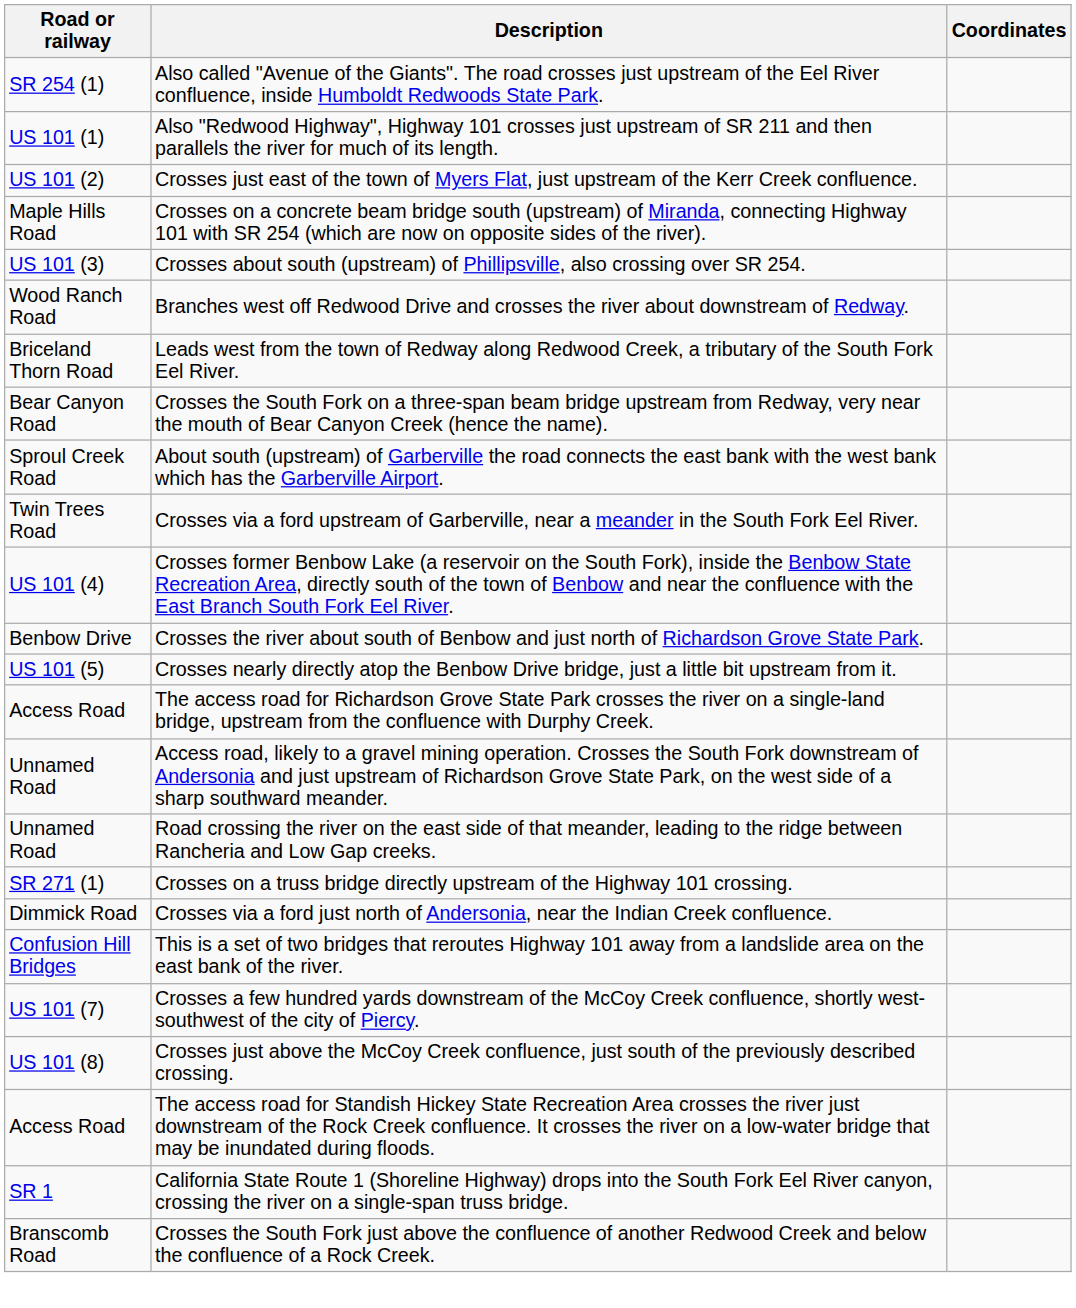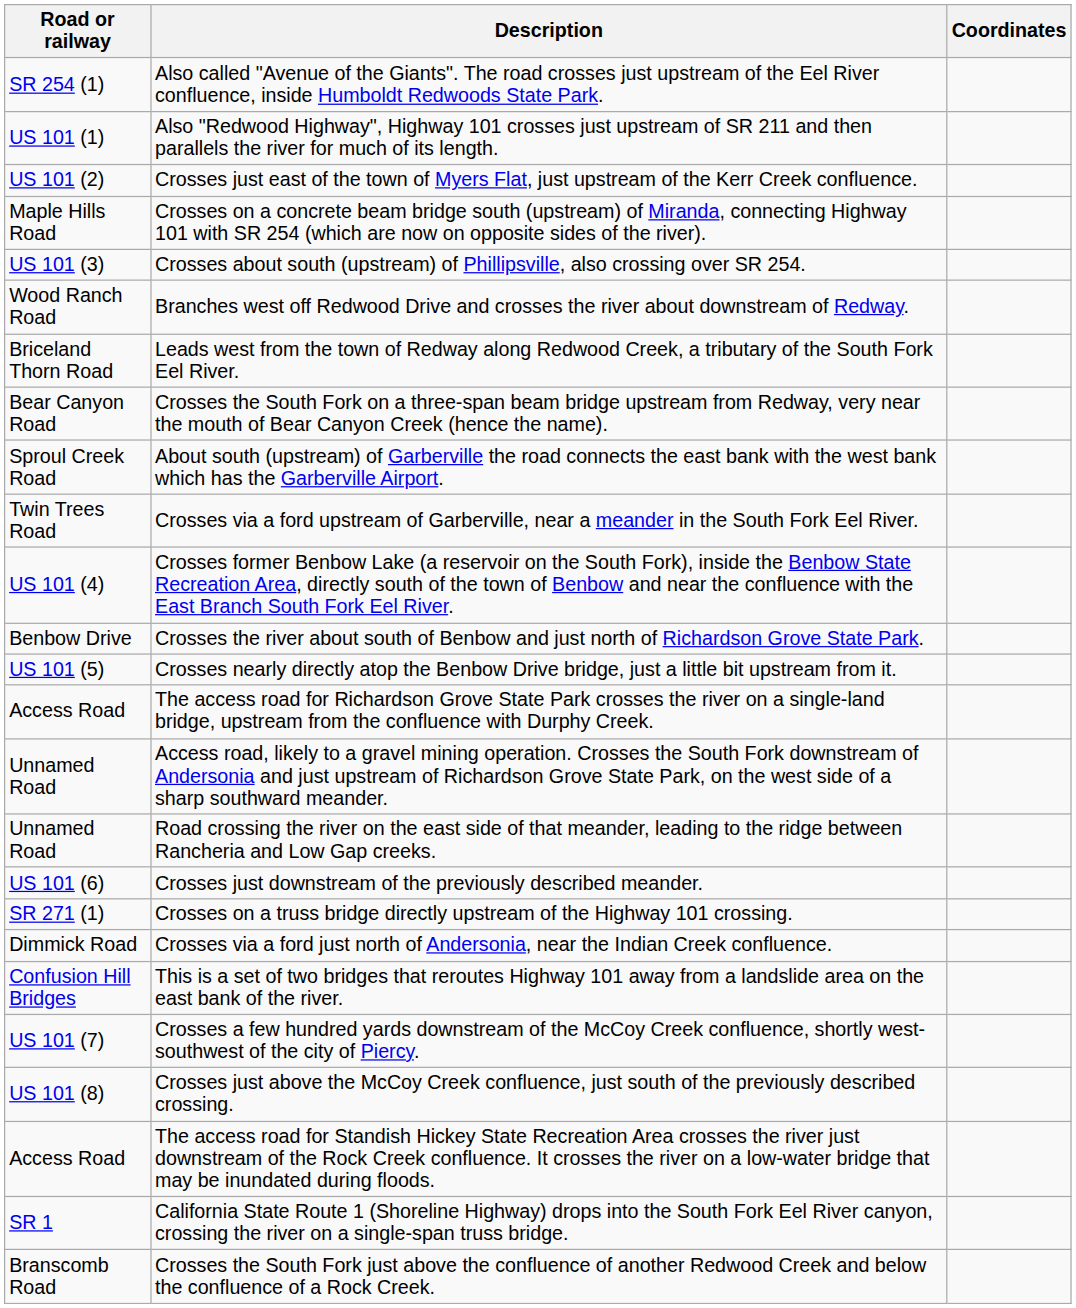+ row: (429, 882)
